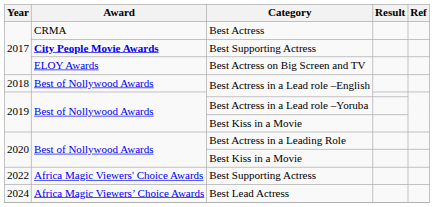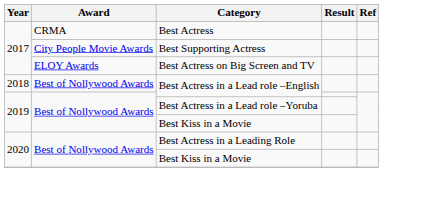(96, 48) bold -> (94, 48) normal
- row: (18, 175)
- row: (18, 193)
